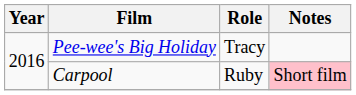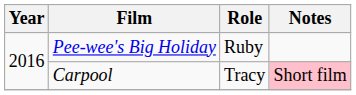(245, 47) Tracy -> (244, 47) Ruby
(244, 75) Ruby -> (245, 75) Tracy
